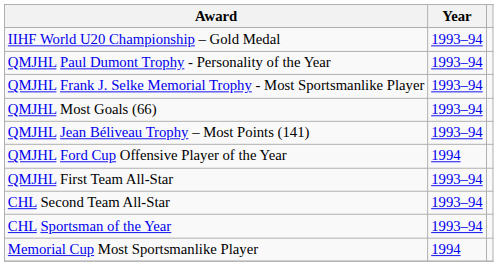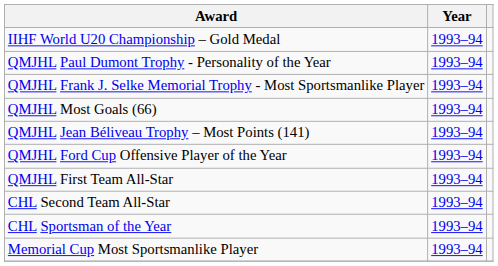(446, 156) 1994 -> (457, 156) 1993–94
(446, 249) 1994 -> (457, 249) 1993–94
